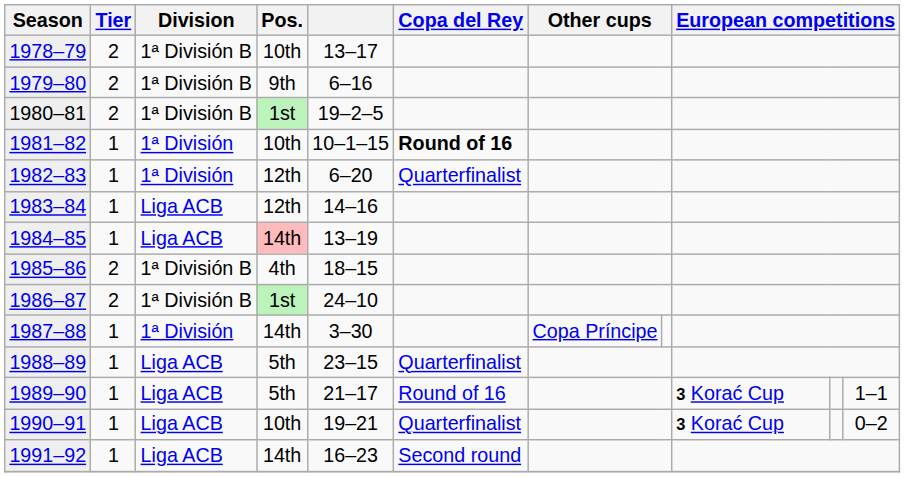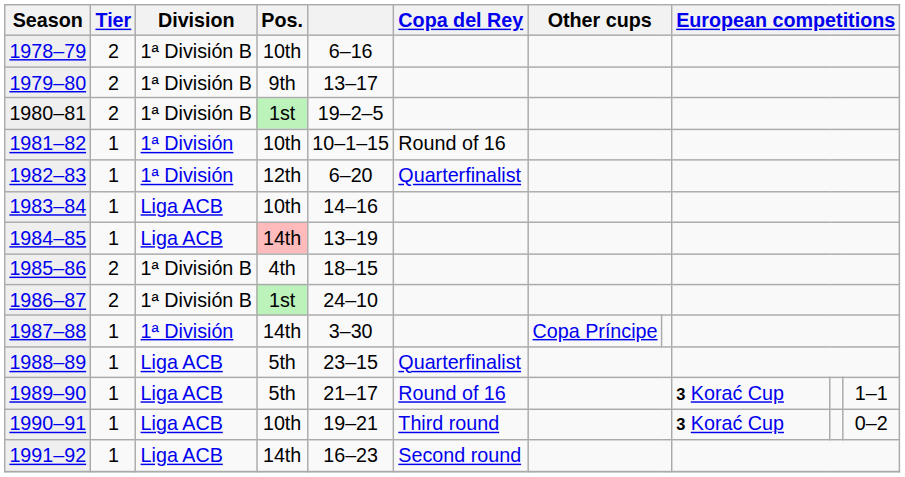(351, 51) 13–17 -> (351, 51) 6–16
(351, 82) 6–16 -> (351, 82) 13–17
(455, 144) bold -> (452, 144) normal
(282, 206) 12th -> (282, 206) 10th
(460, 424) Quarterfinalist -> (449, 424) Third round
